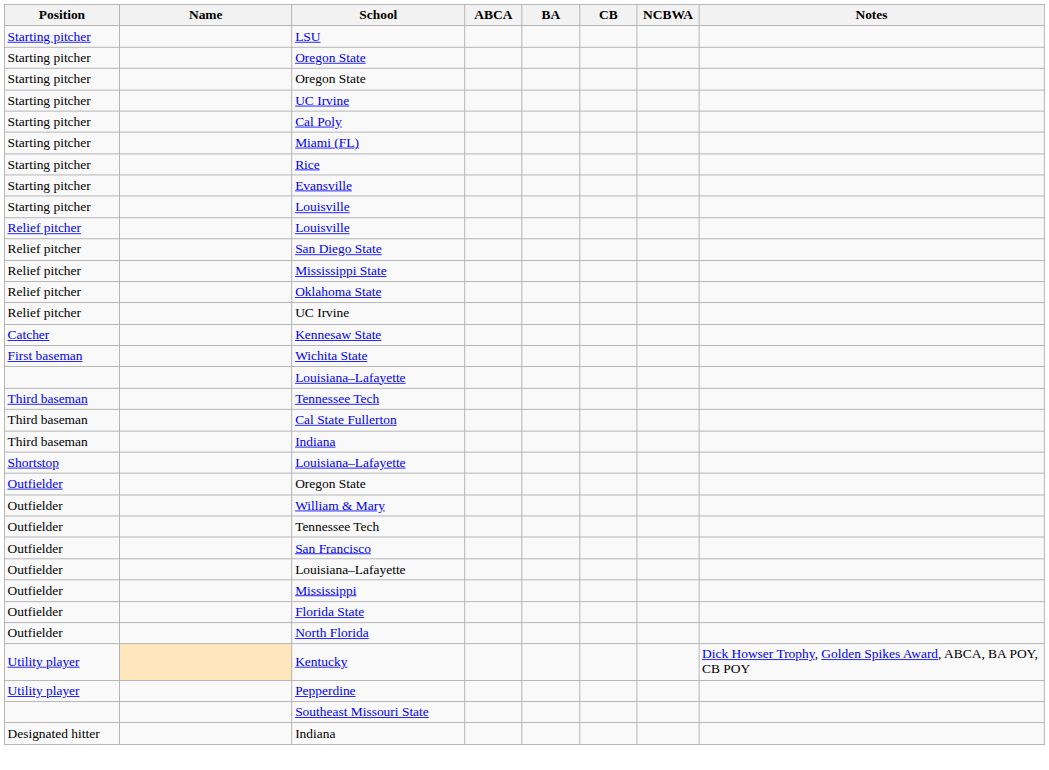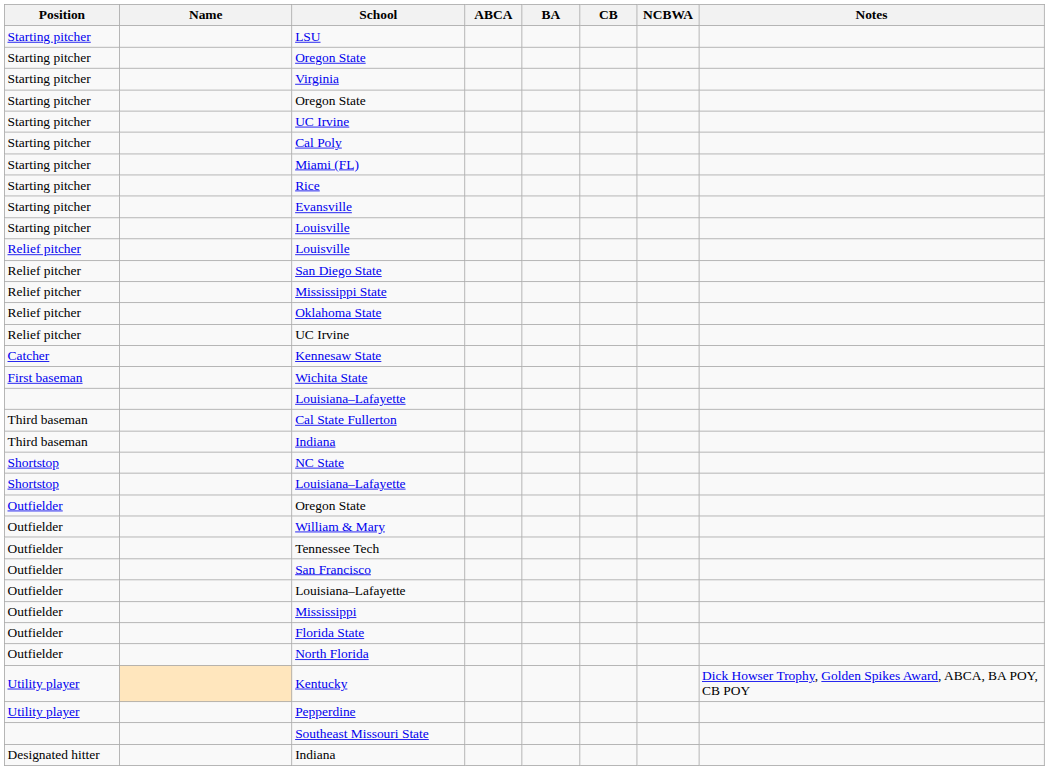+ row: (49, 79)
- row: (48, 398)
+ row: (33, 462)
